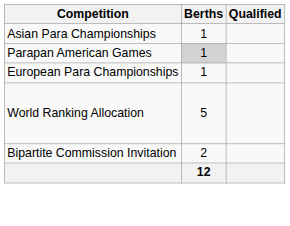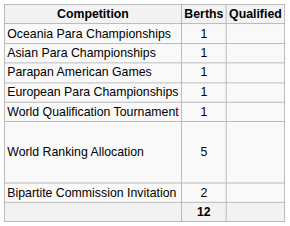+ row: (89, 33)
(204, 53) lightgrey background -> (204, 72) no background
+ row: (93, 111)
